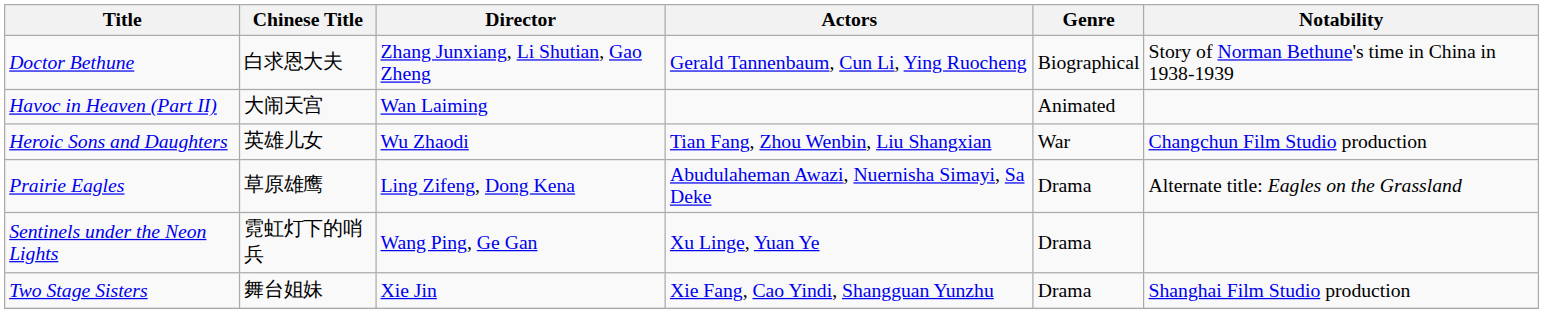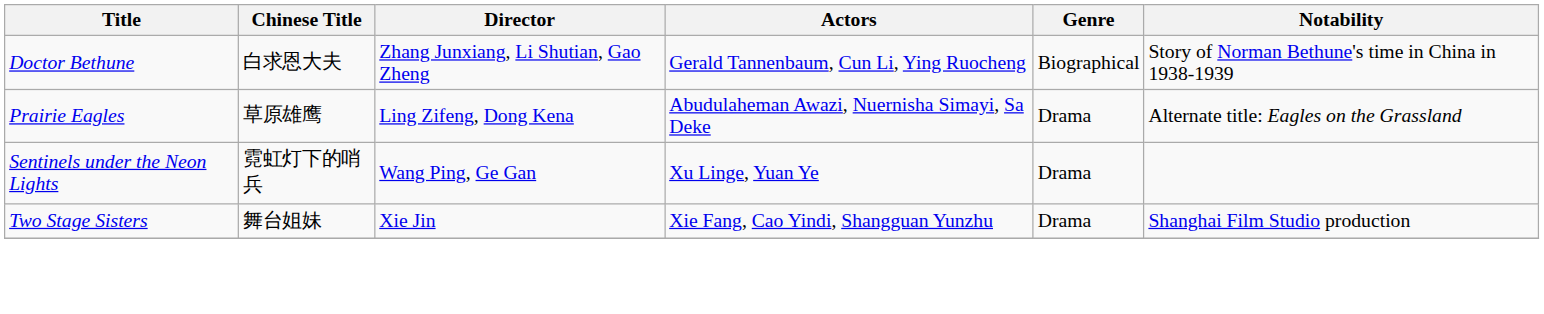- row: (113, 106)
- row: (118, 141)
